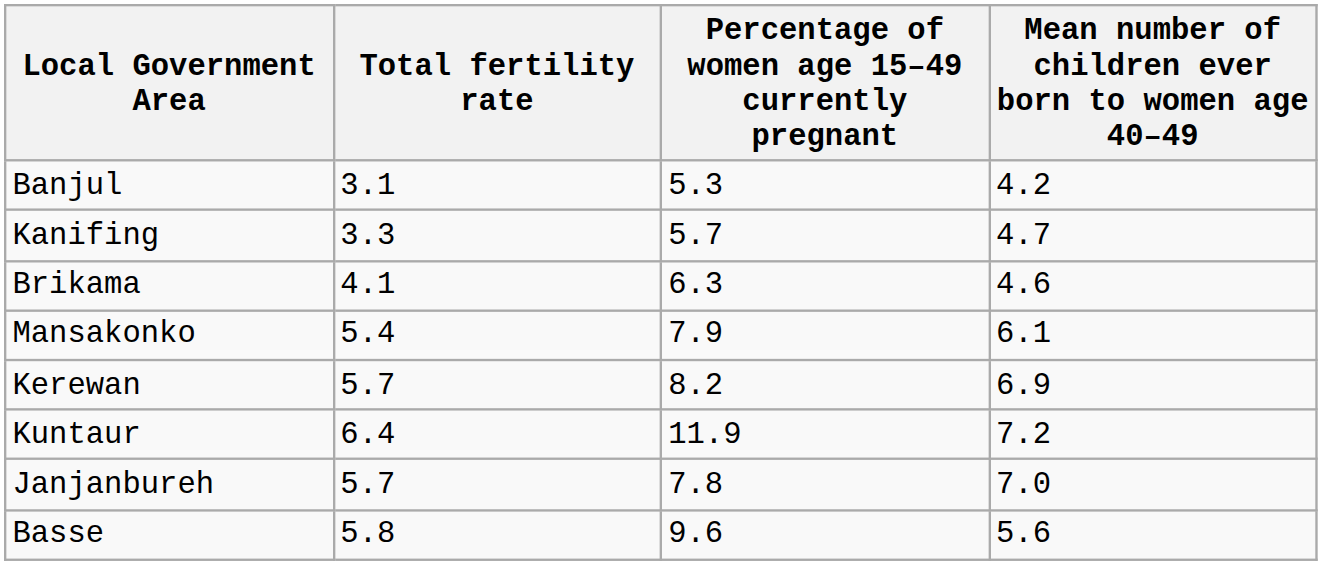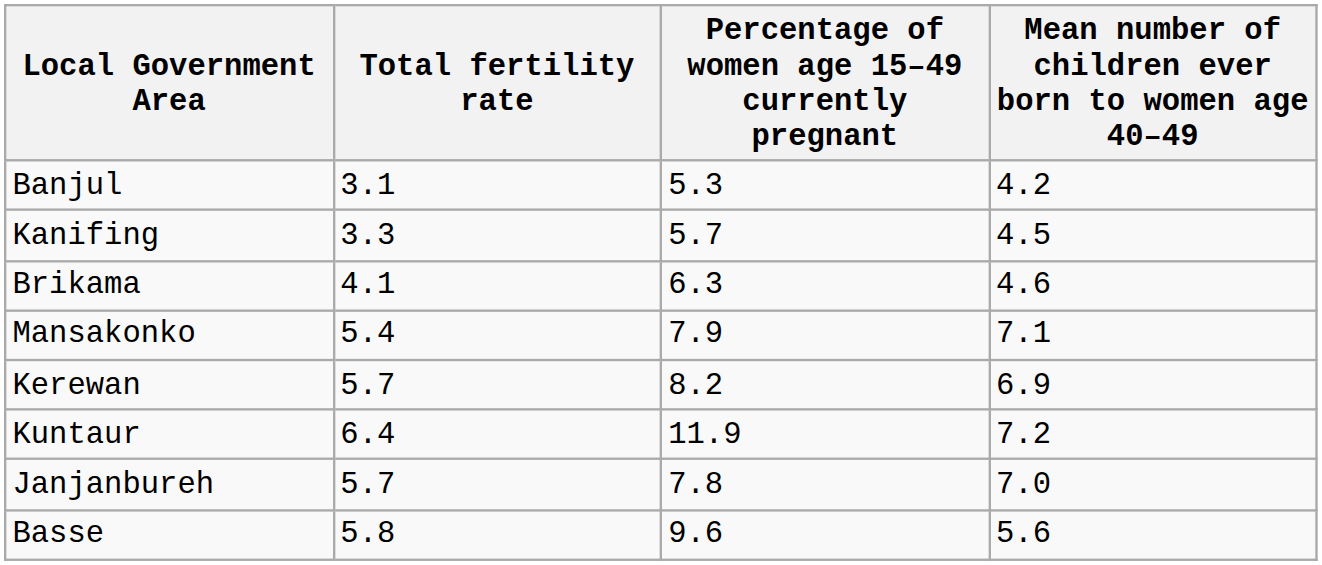(1024, 235) 4.7 -> (1024, 235) 4.5
(1024, 335) 6.1 -> (1024, 335) 7.1
